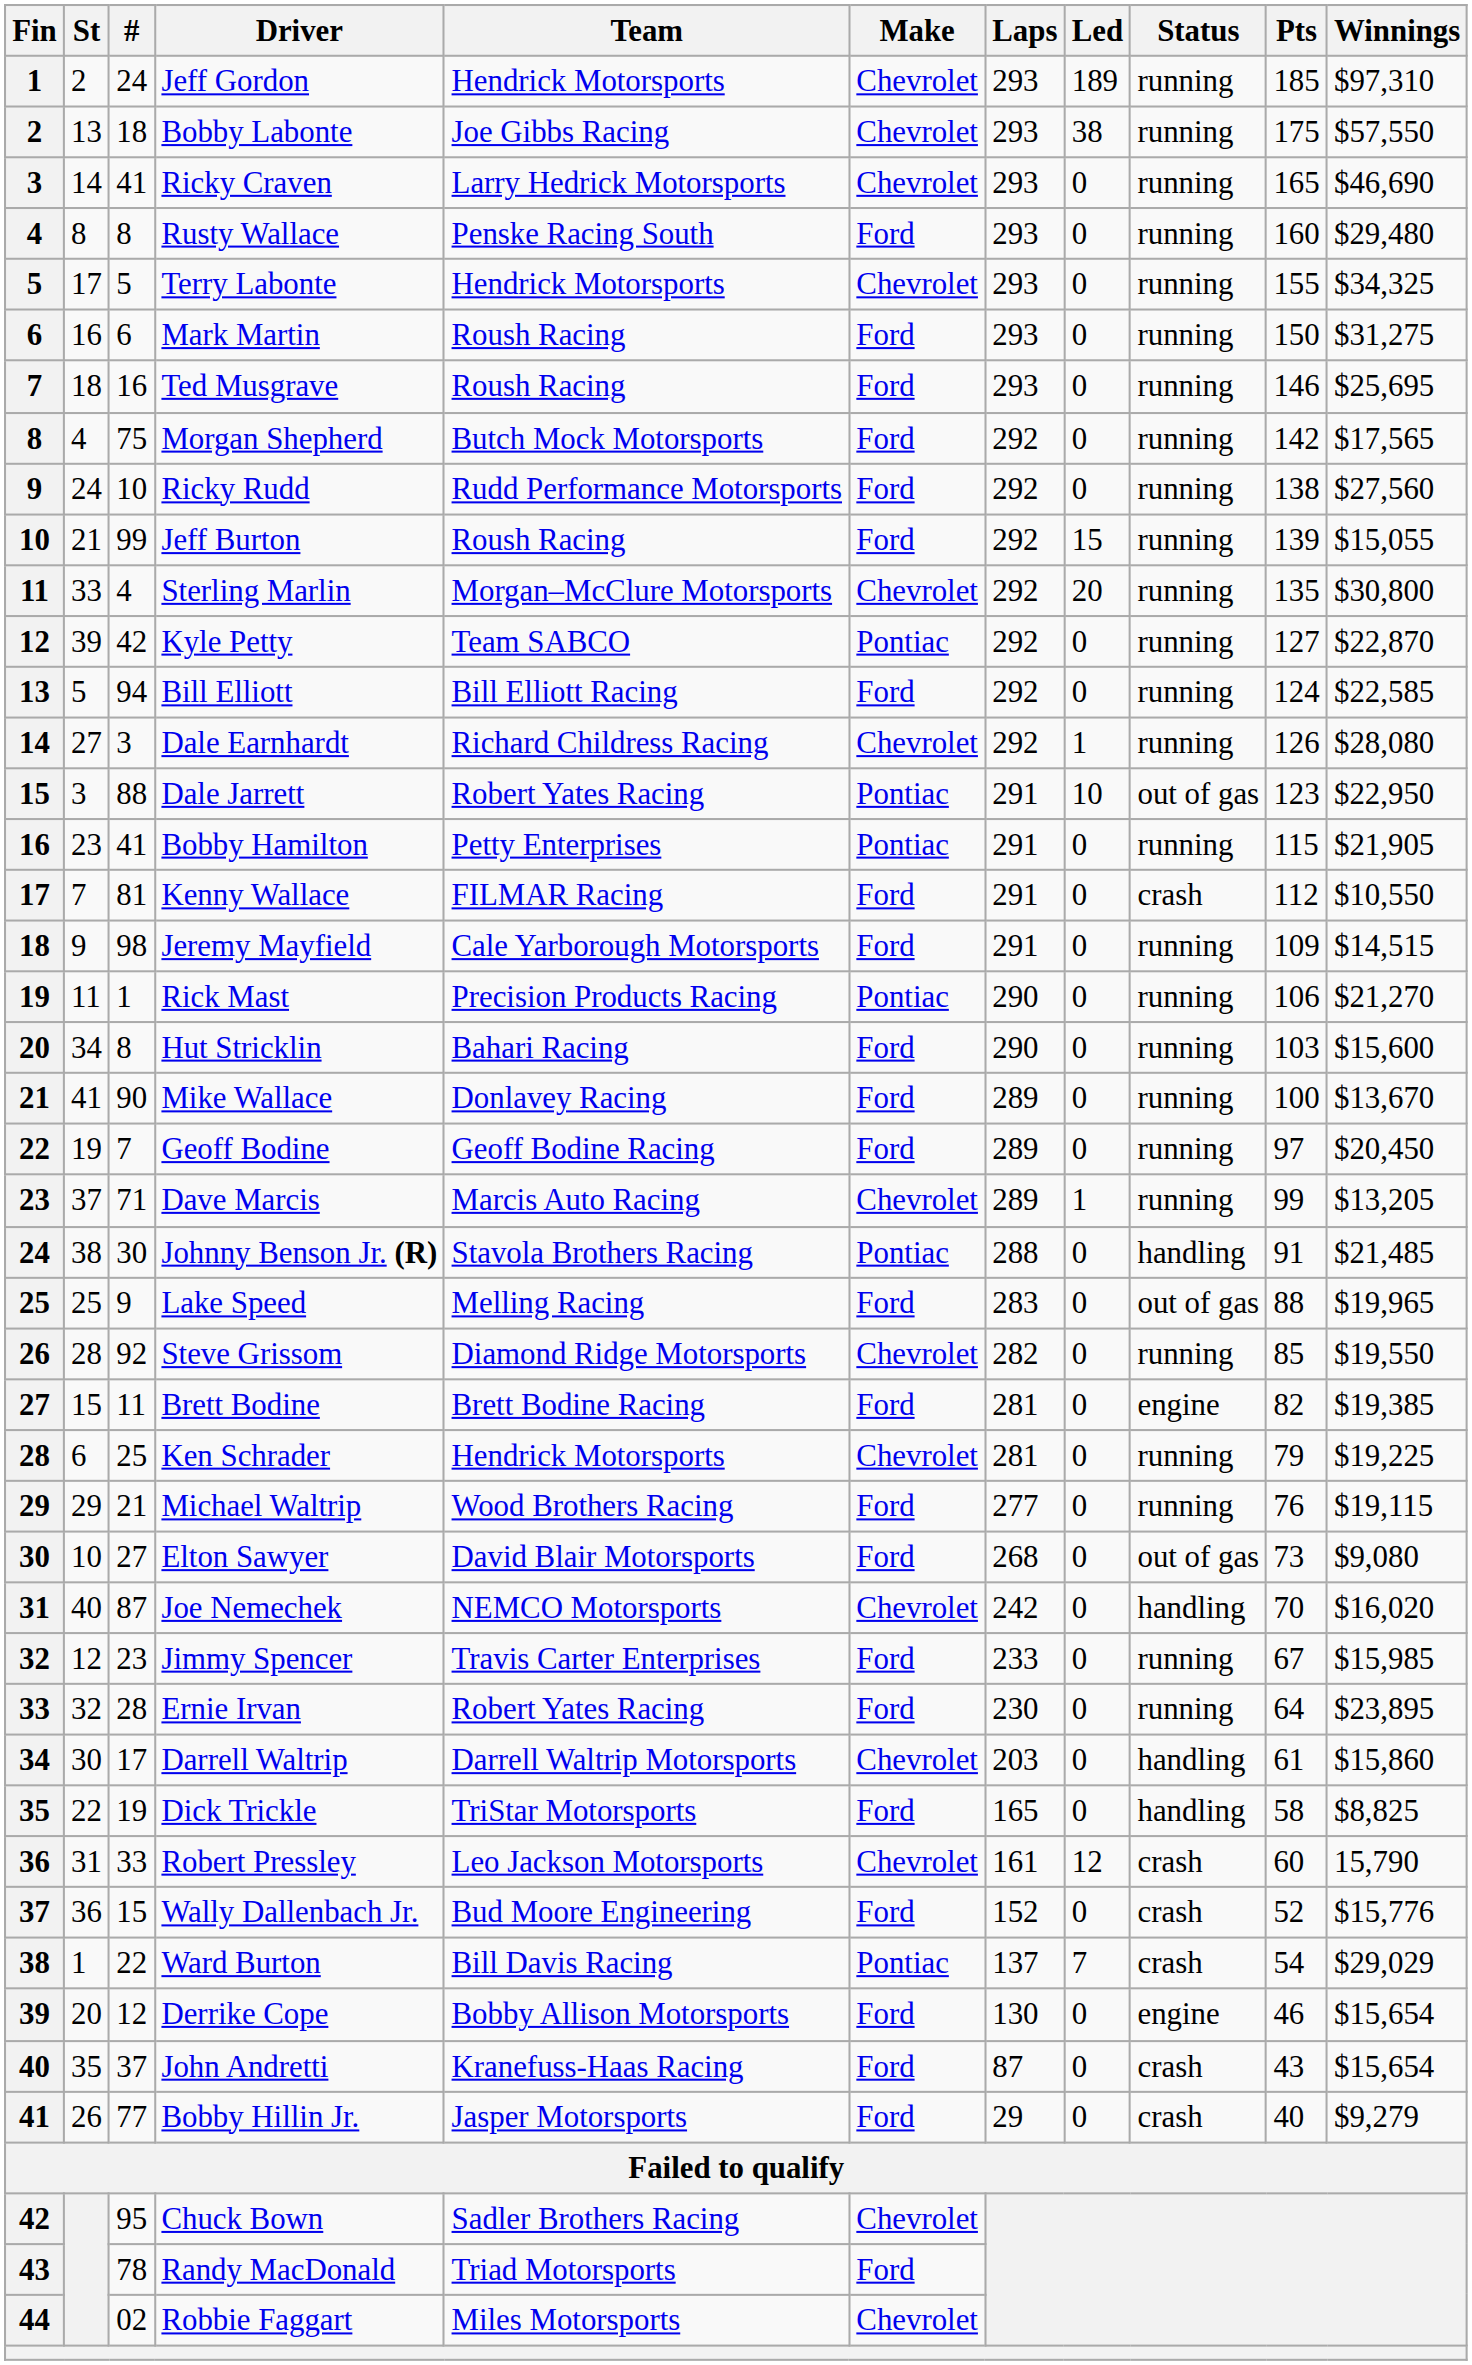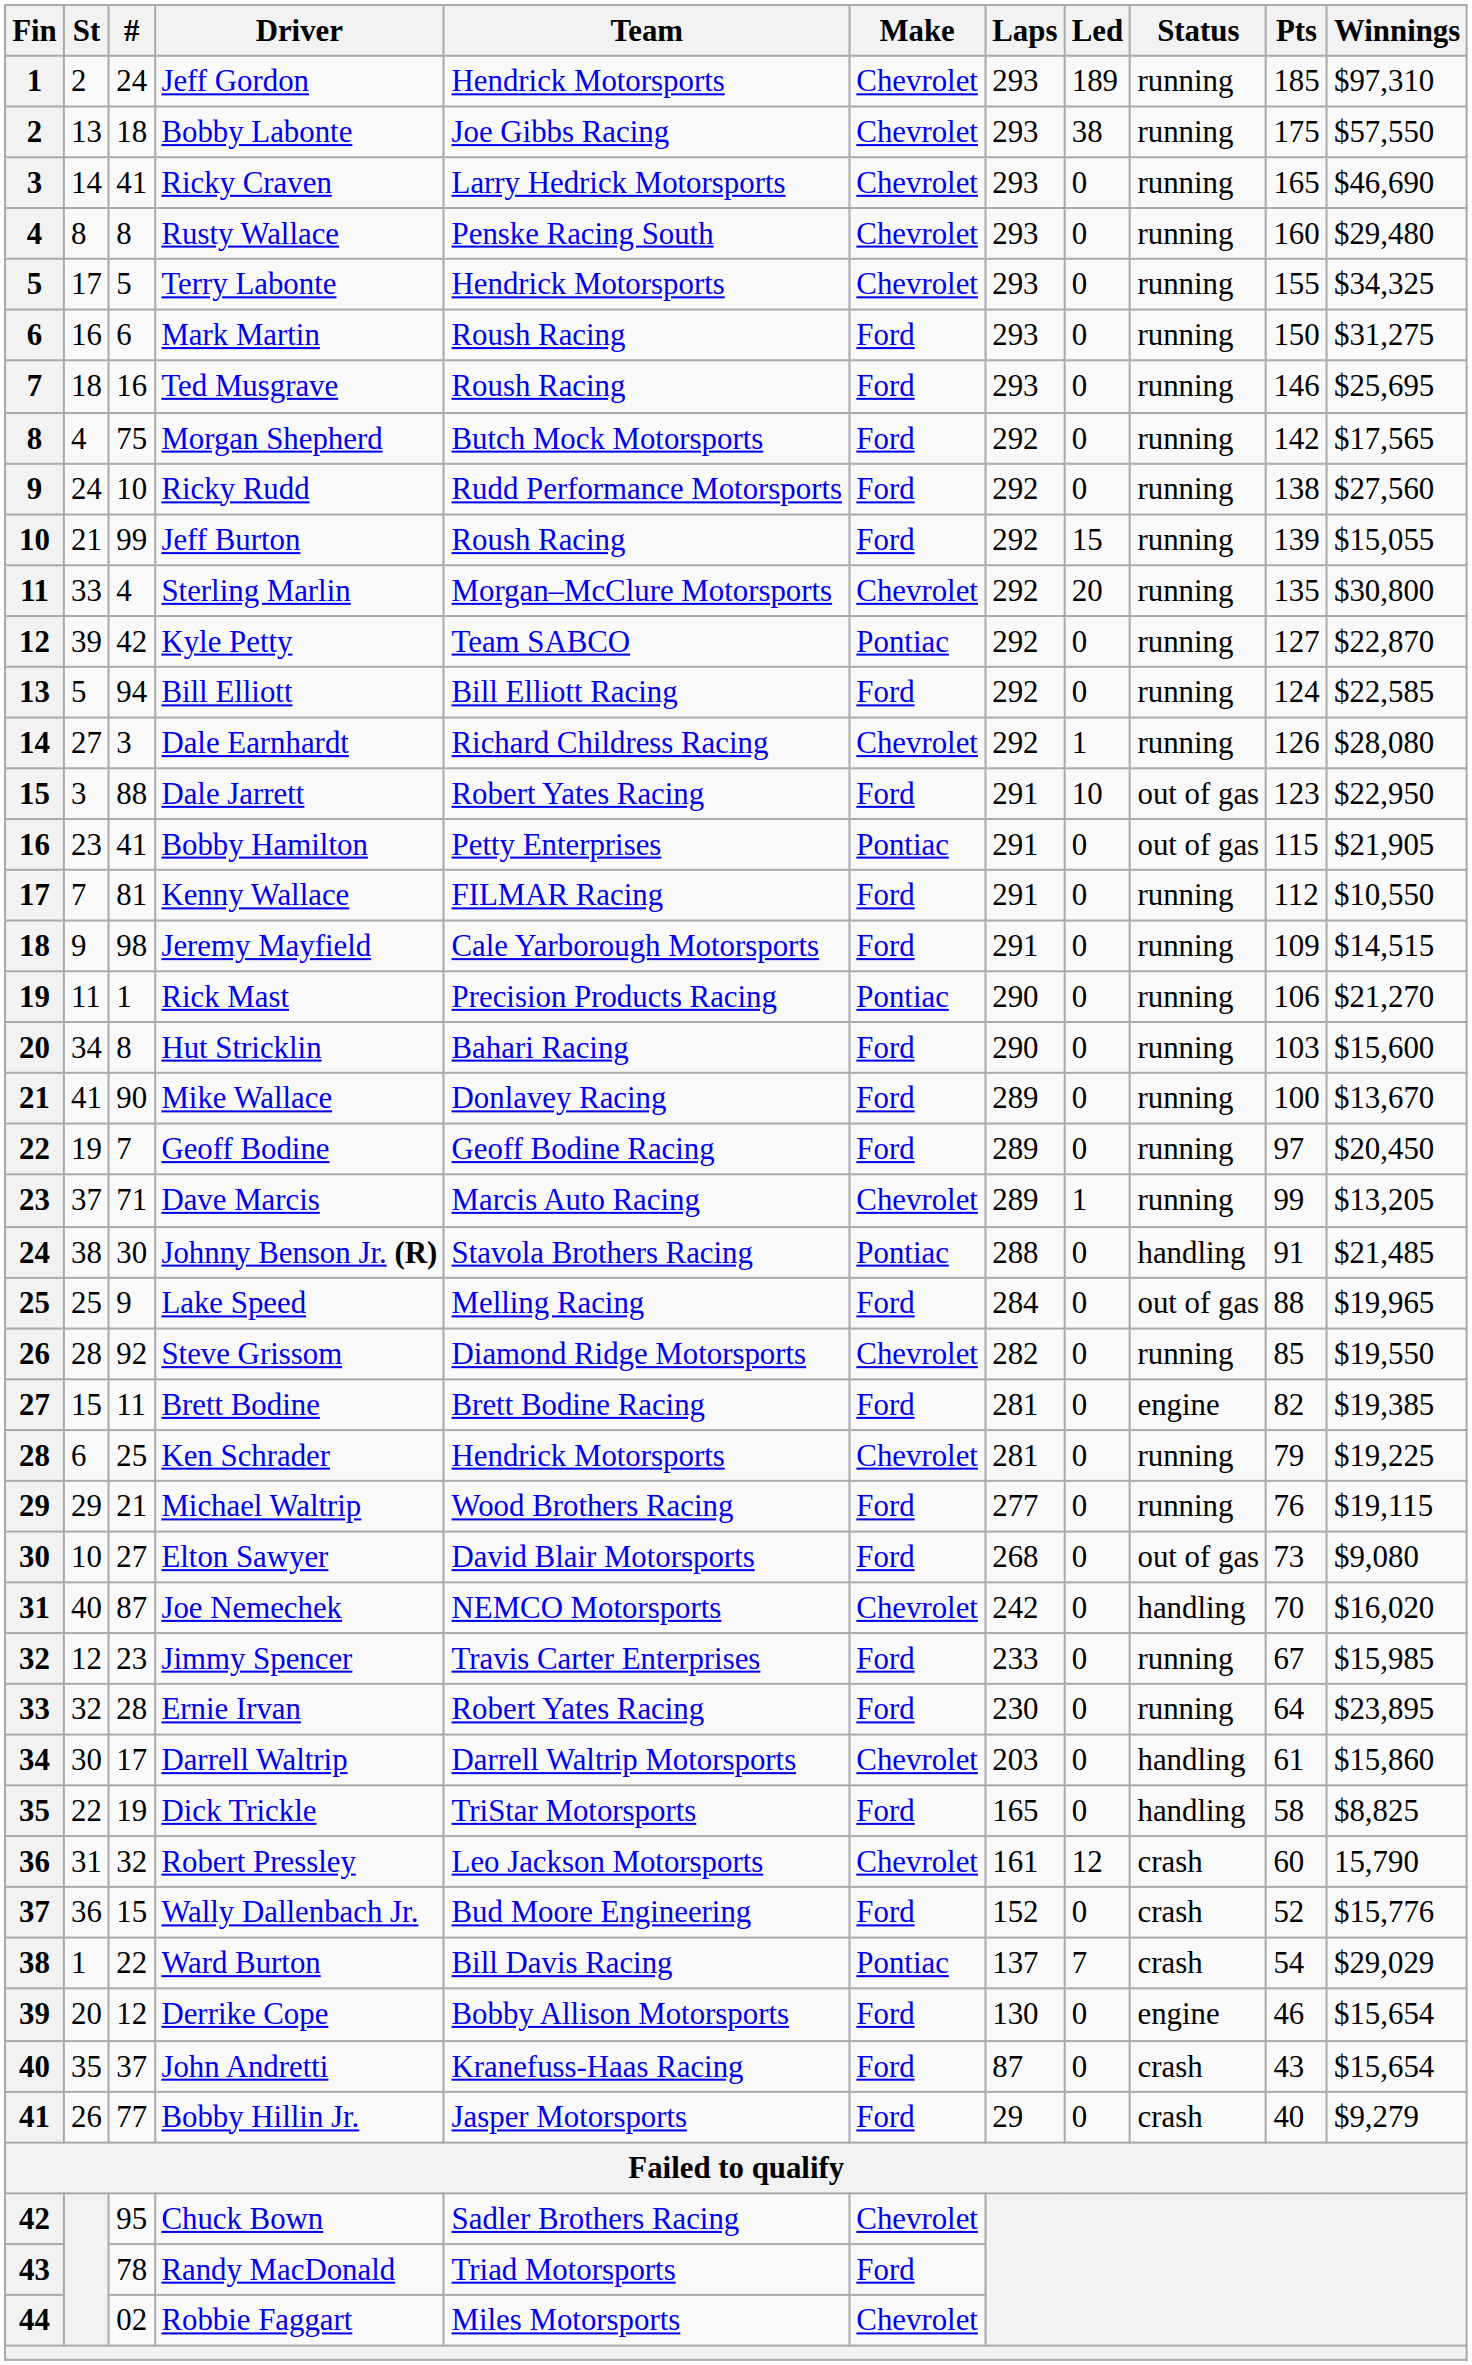(885, 233) Ford -> (917, 233) Chevrolet
(903, 793) Pontiac -> (885, 793) Ford
(1185, 844) running -> (1198, 844) out of gas
(1170, 895) crash -> (1185, 895) running
(1015, 1302) 283 -> (1015, 1302) 284
(132, 1861) 33 -> (132, 1861) 32
